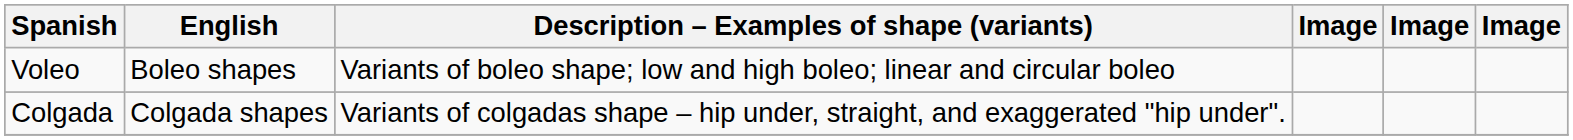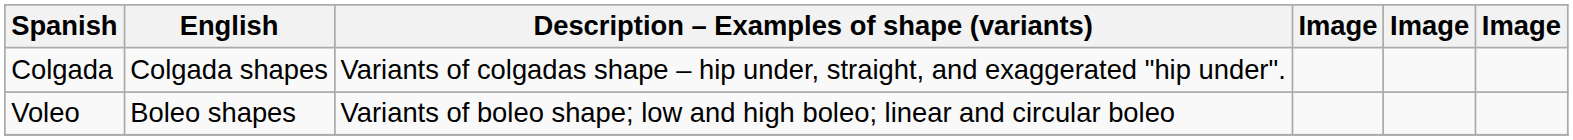rows swapped: (62, 112) <-> (45, 69)
